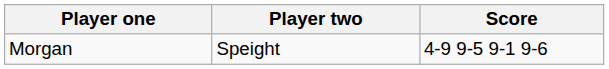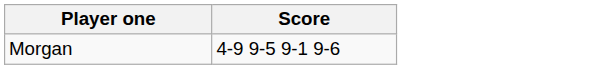- column: (316, 19)
